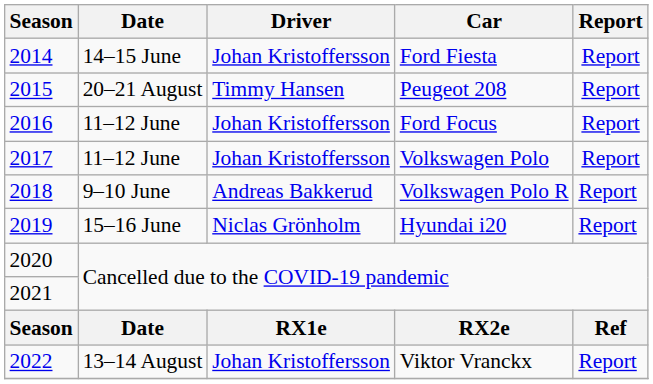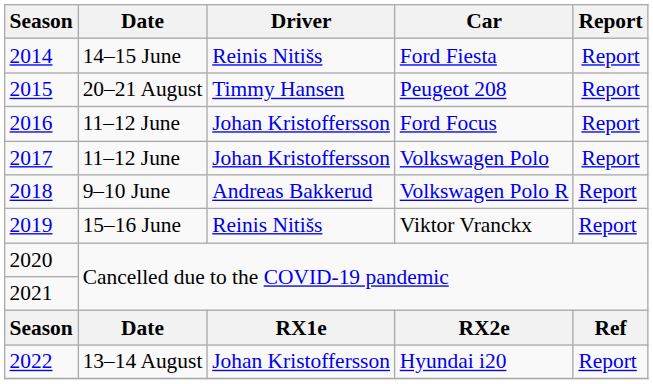(301, 55) Johan Kristoffersson -> (267, 55) Reinis Nitišs
(286, 225) Niclas Grönholm -> (267, 225) Reinis Nitišs
(453, 225) Hyundai i20 -> (466, 225) Viktor Vranckx
(466, 361) Viktor Vranckx -> (453, 361) Hyundai i20
